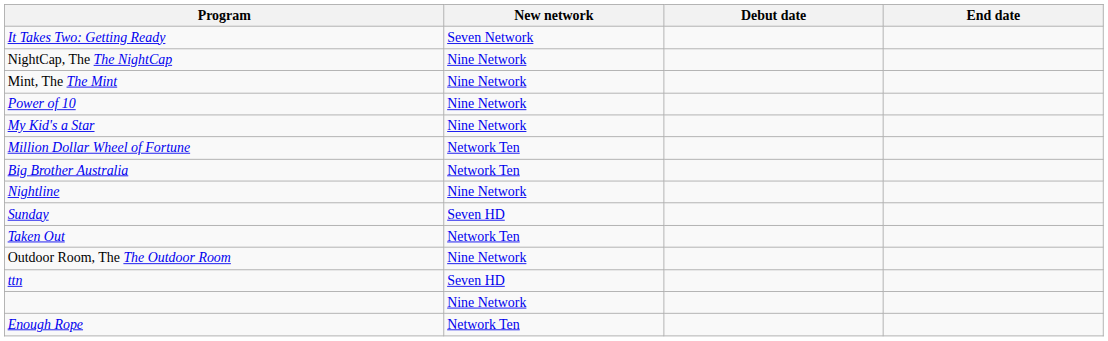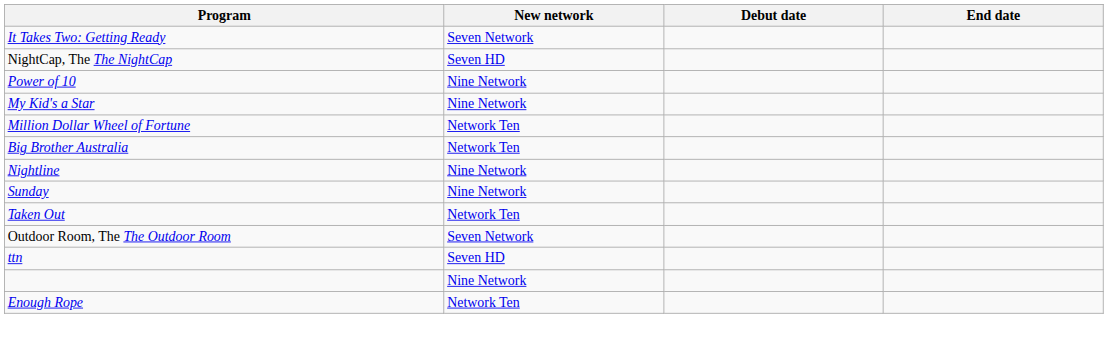(487, 59) Nine Network -> (476, 59) Seven HD
- row: (62, 81)
(476, 214) Seven HD -> (487, 192) Nine Network
(487, 258) Nine Network -> (490, 236) Seven Network
